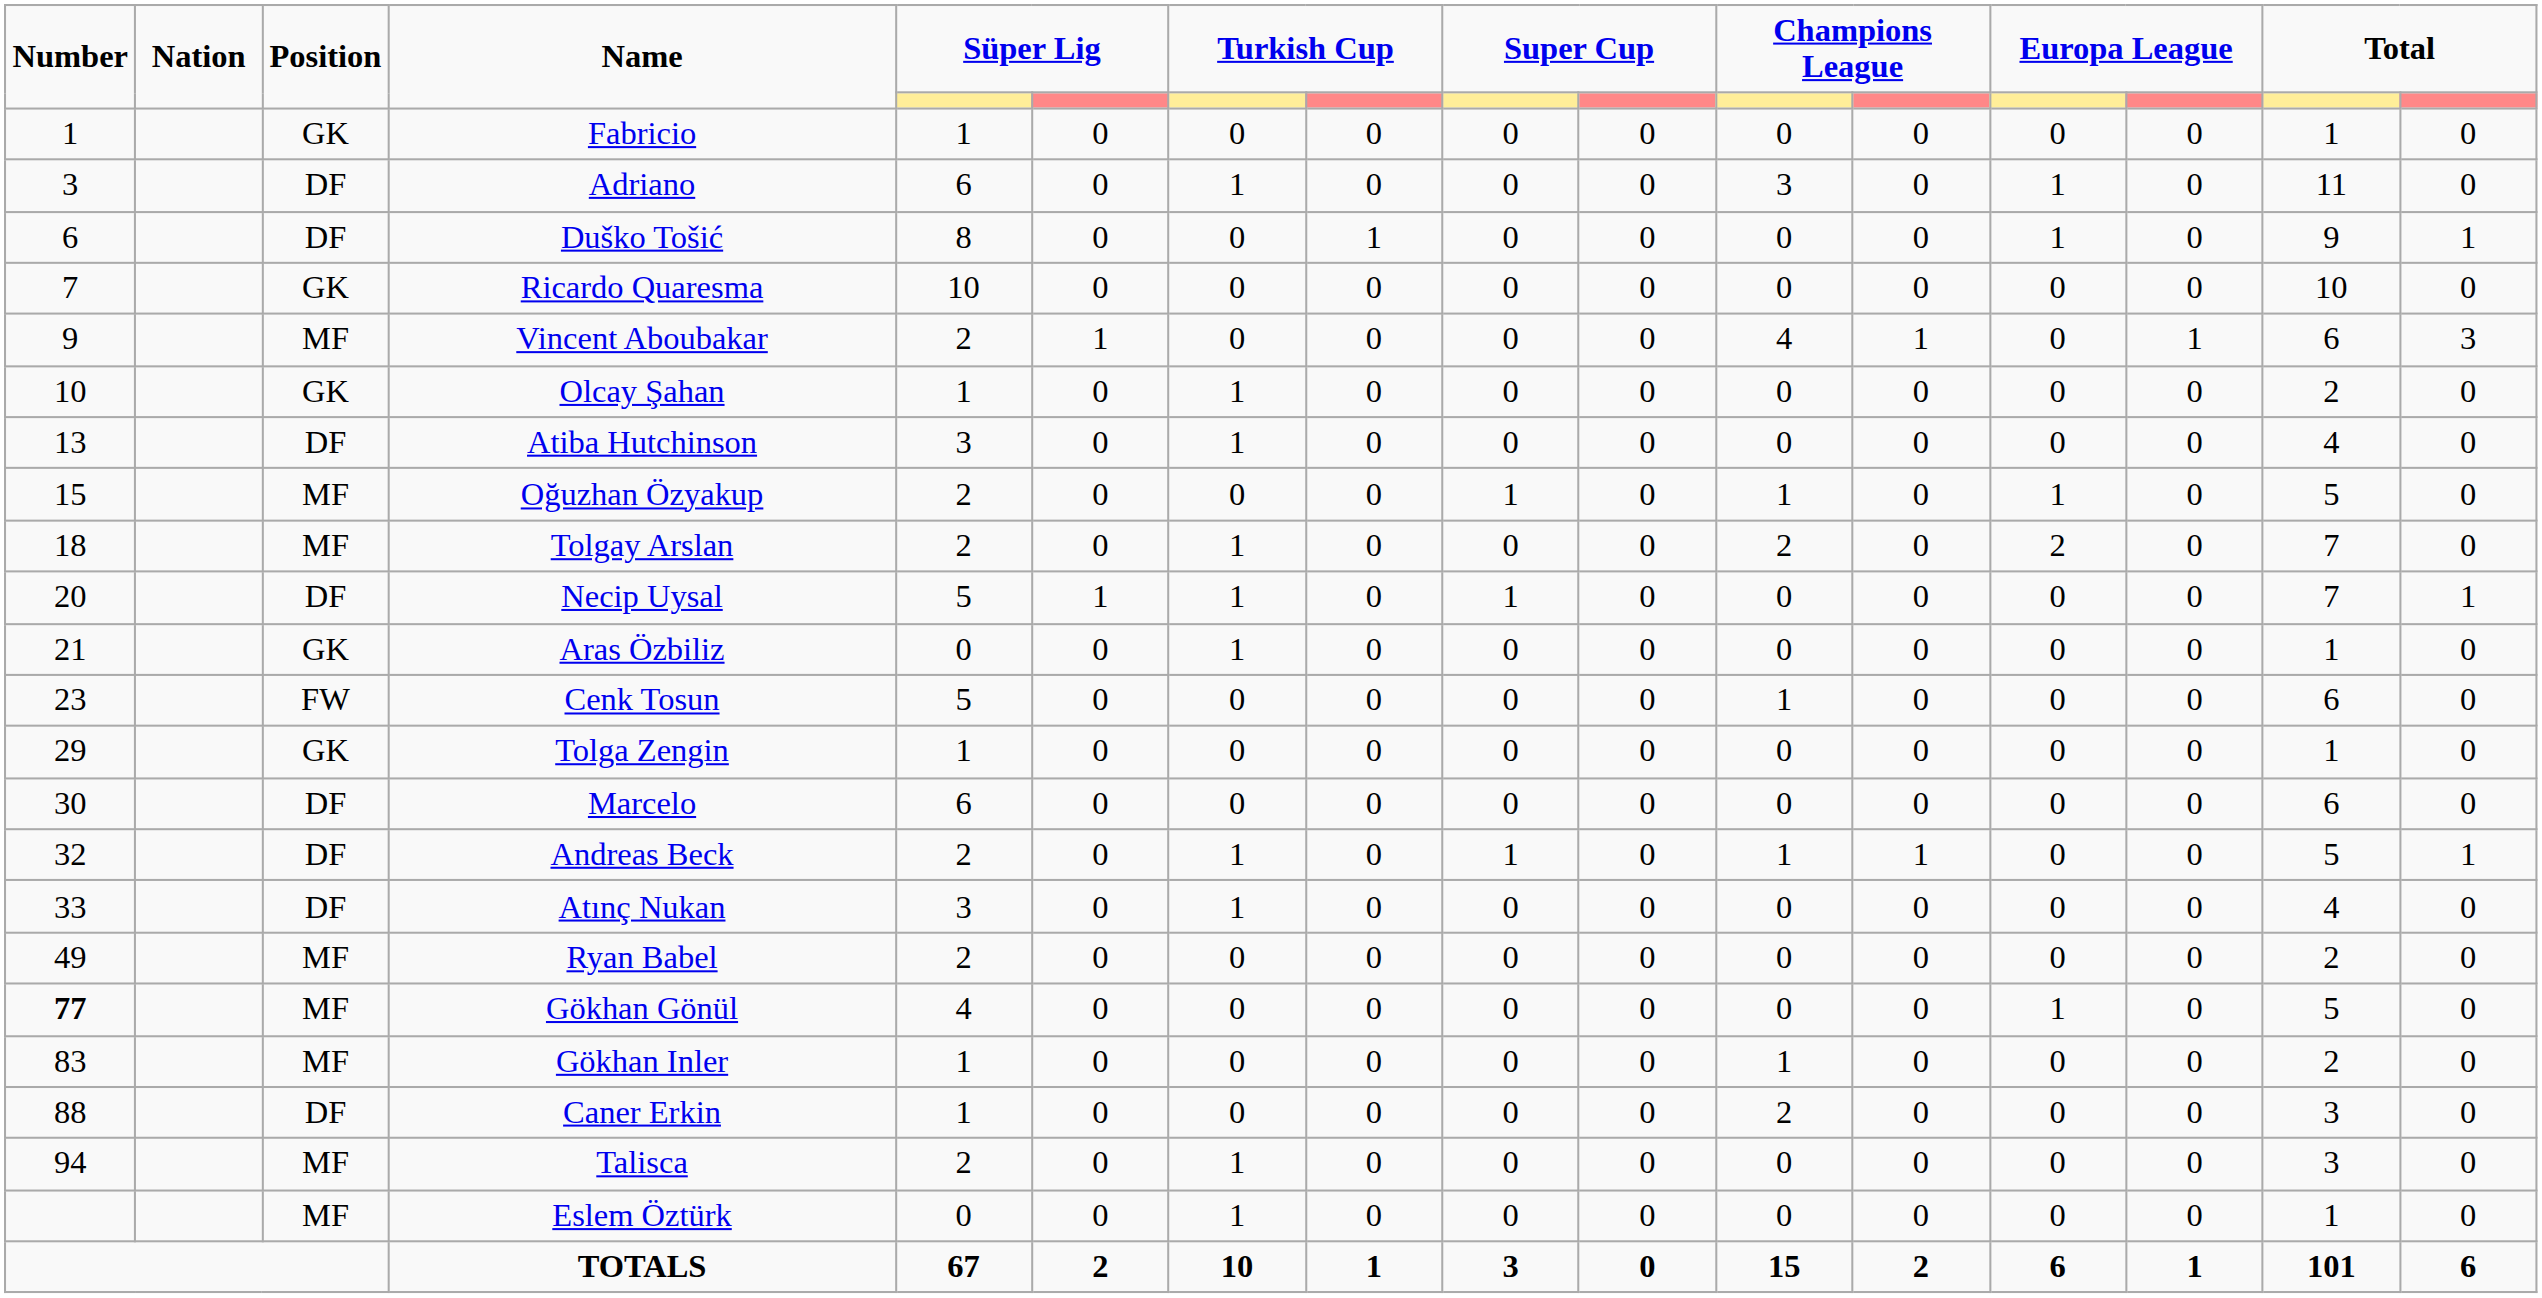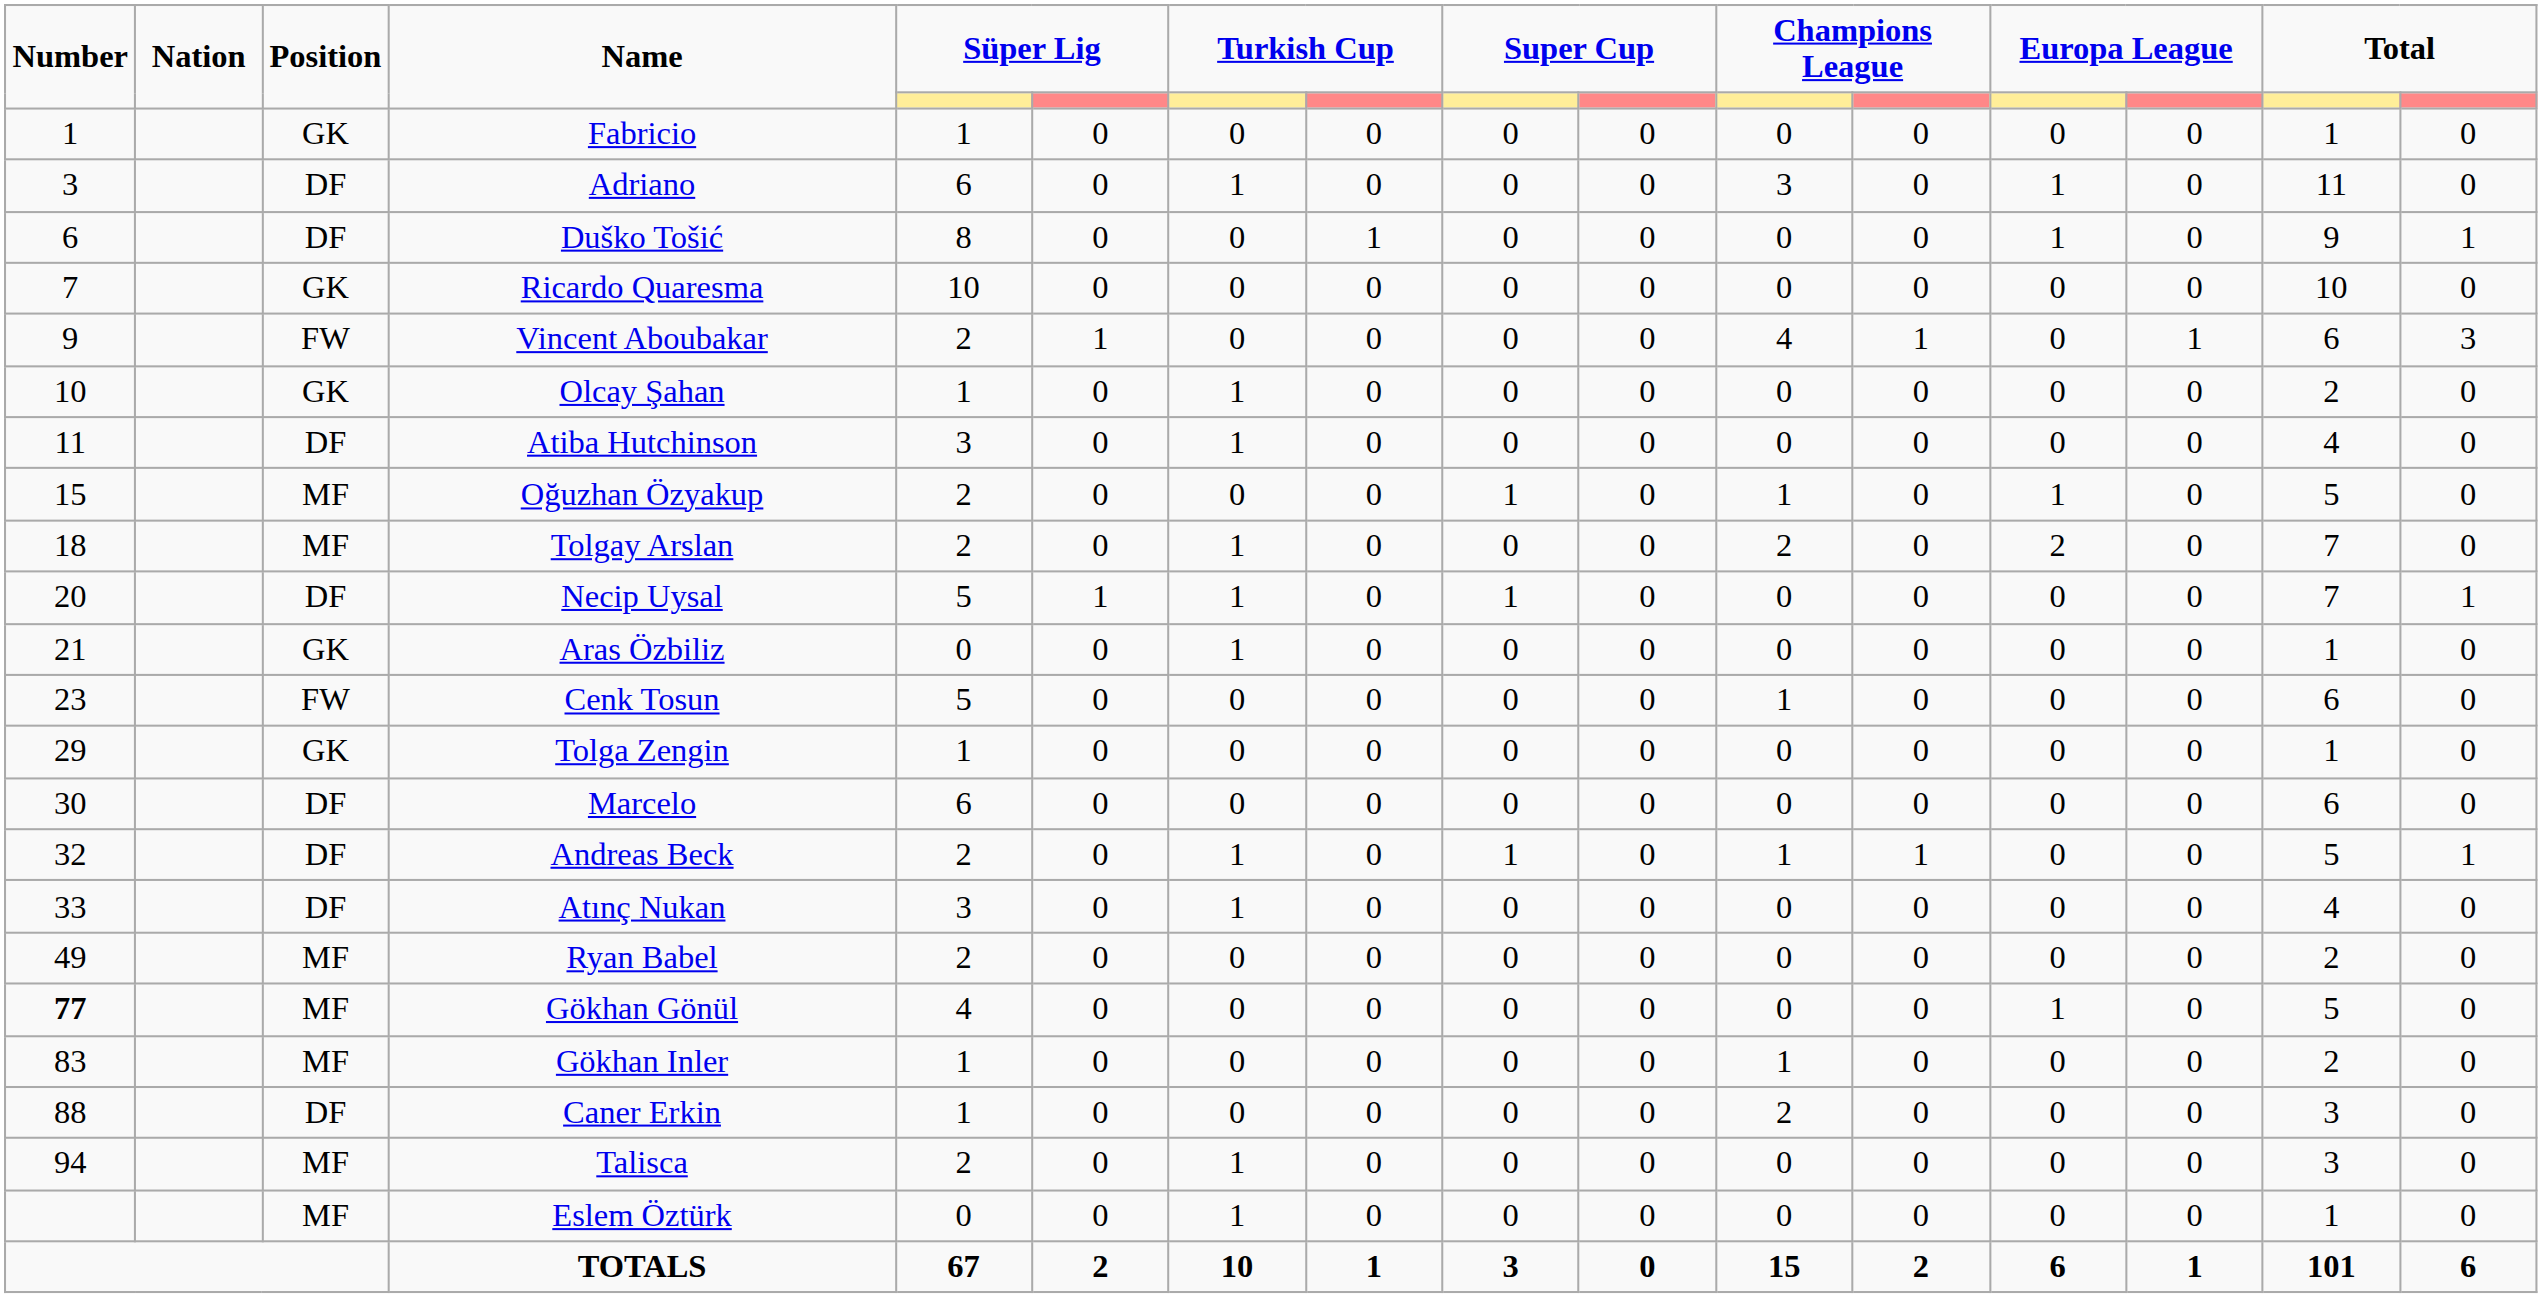(325, 339) MF -> (325, 339) FW
(70, 442) 13 -> (70, 442) 11
